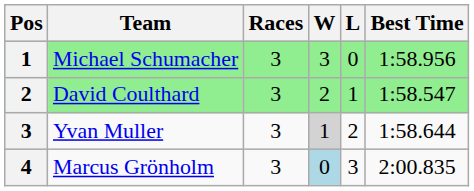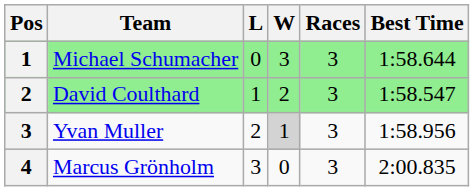columns swapped: (276, 22) <-> (353, 22)
(417, 59) 1:58.956 -> (417, 59) 1:58.644
(417, 131) 1:58.644 -> (417, 131) 1:58.956
(324, 167) lightblue background -> (284, 167) no background
